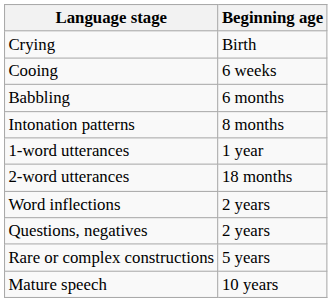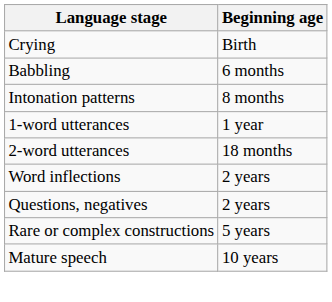- row: (33, 71)
